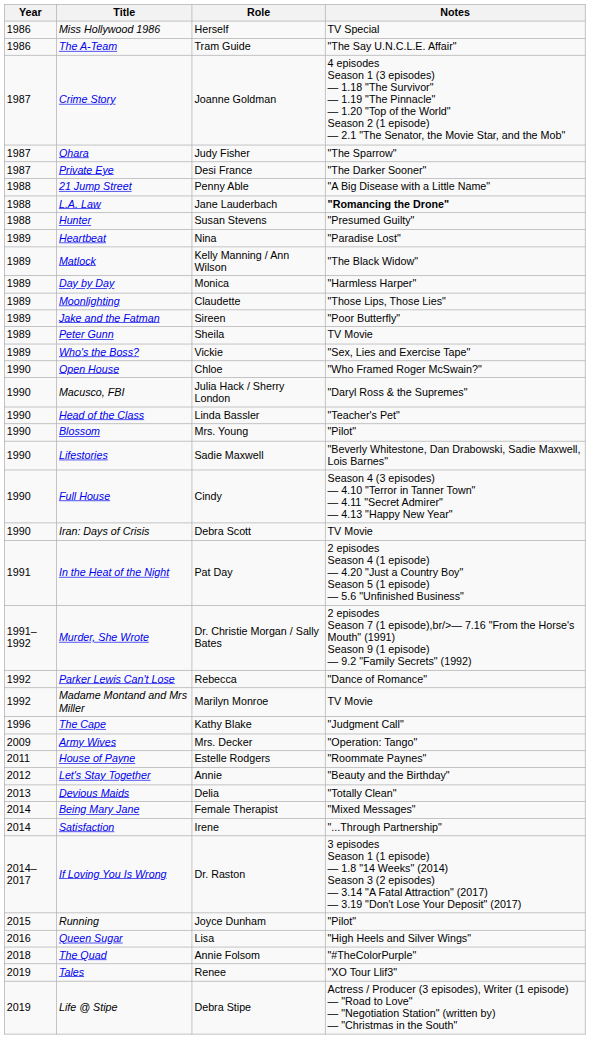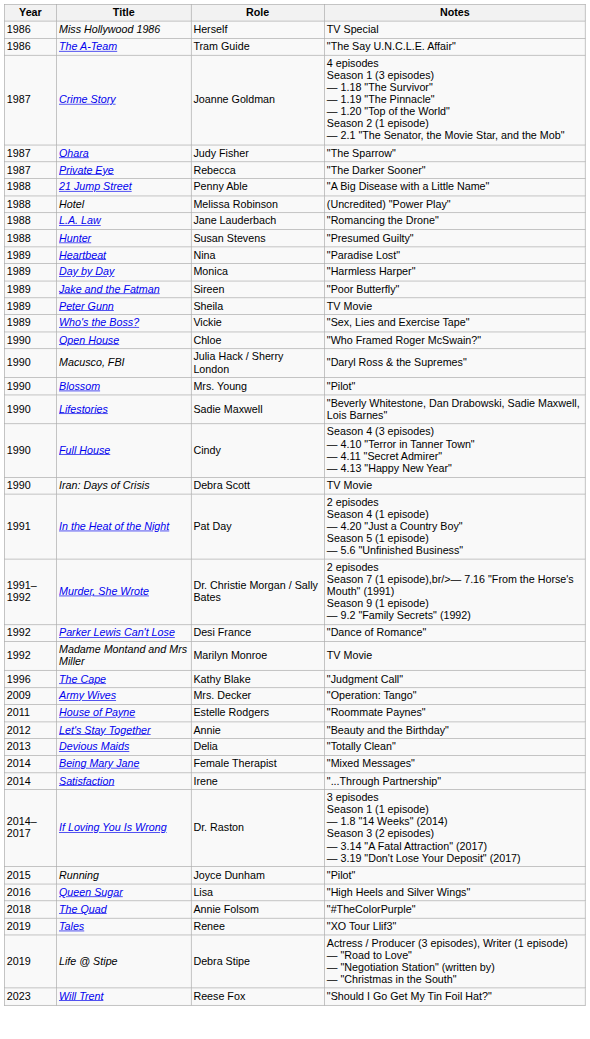(223, 170) Desi France -> (215, 170) Rebecca
+ row: (72, 204)
(388, 204) bold -> (383, 221) normal
- row: (77, 261)
- row: (89, 301)
- row: (102, 415)
(216, 679) Rebecca -> (222, 633) Desi France
+ row: (81, 996)
